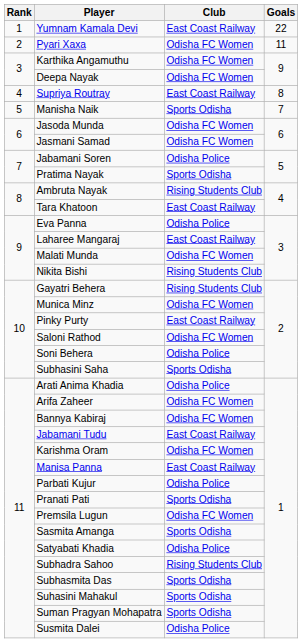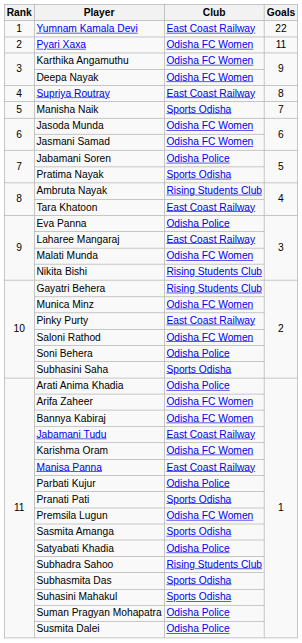(199, 613) Sports Odisha -> (198, 613) Odisha Police
